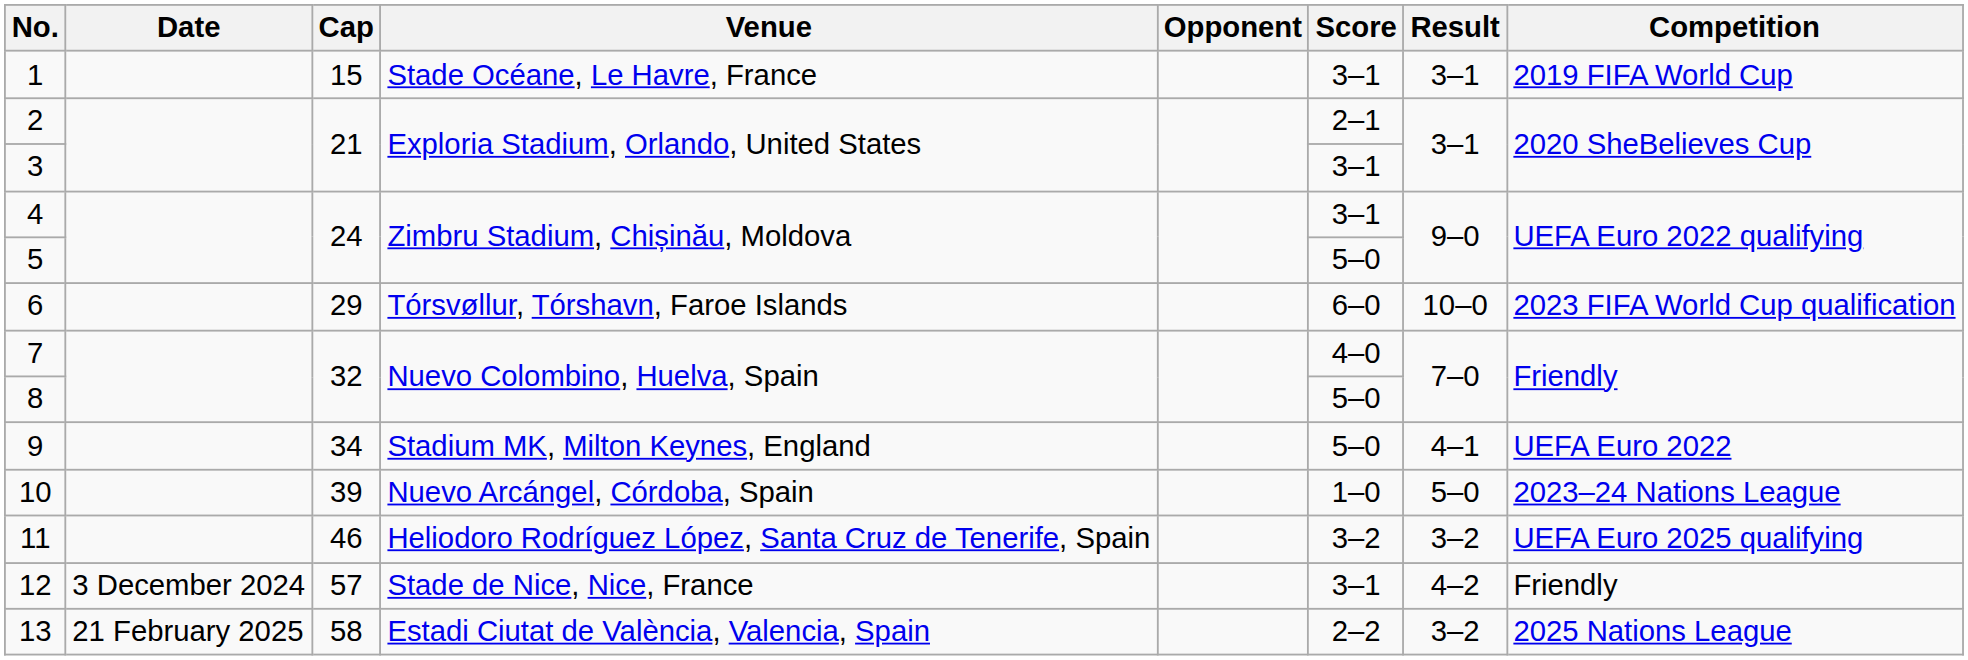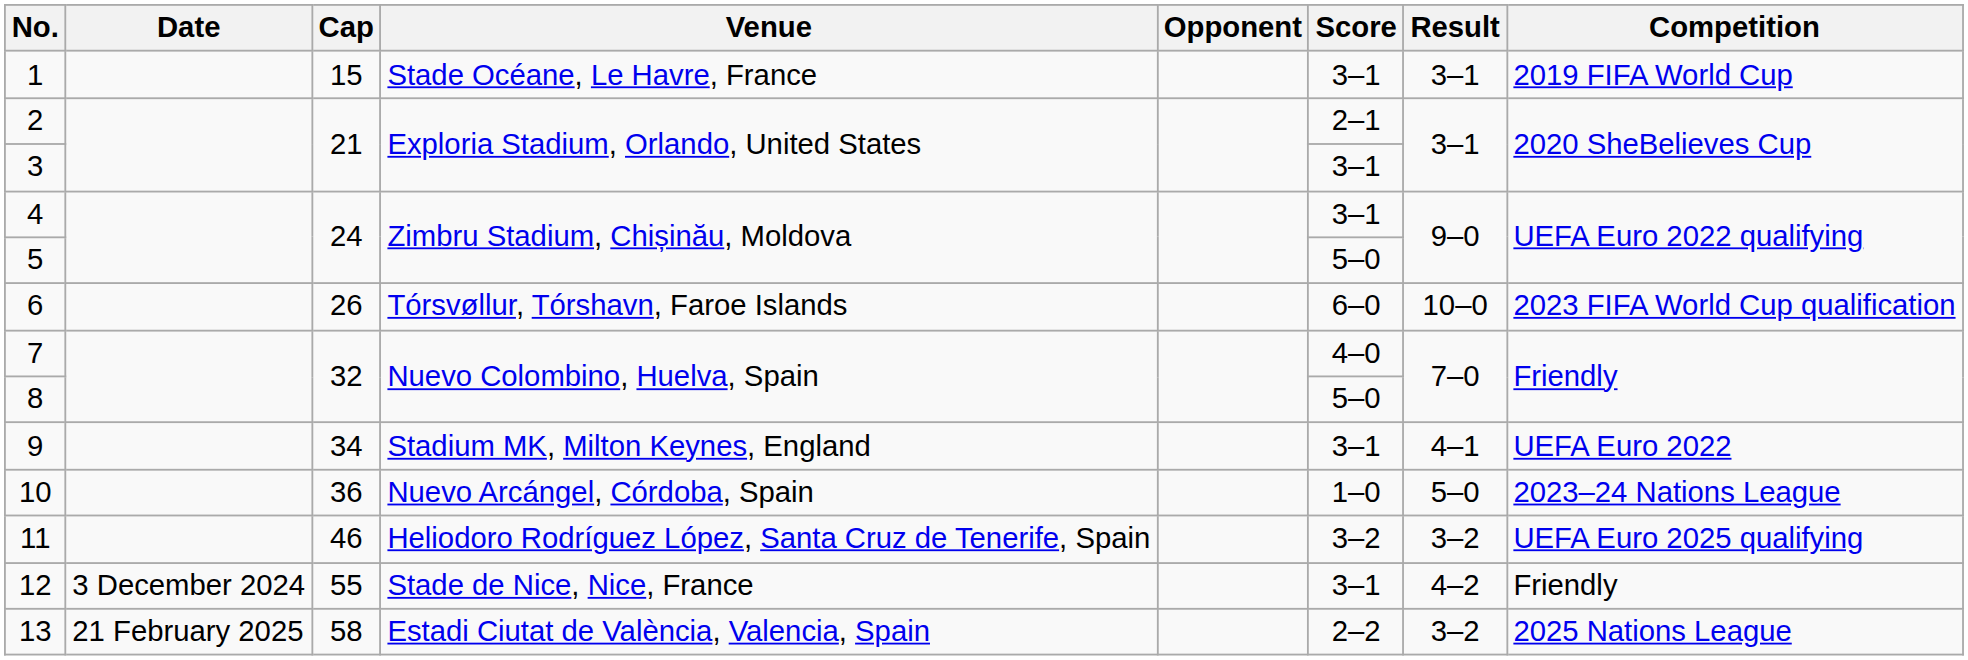(346, 306) 29 -> (346, 306) 26
(1356, 445) 5–0 -> (1356, 445) 3–1
(346, 492) 39 -> (346, 492) 36
(346, 584) 57 -> (346, 584) 55
